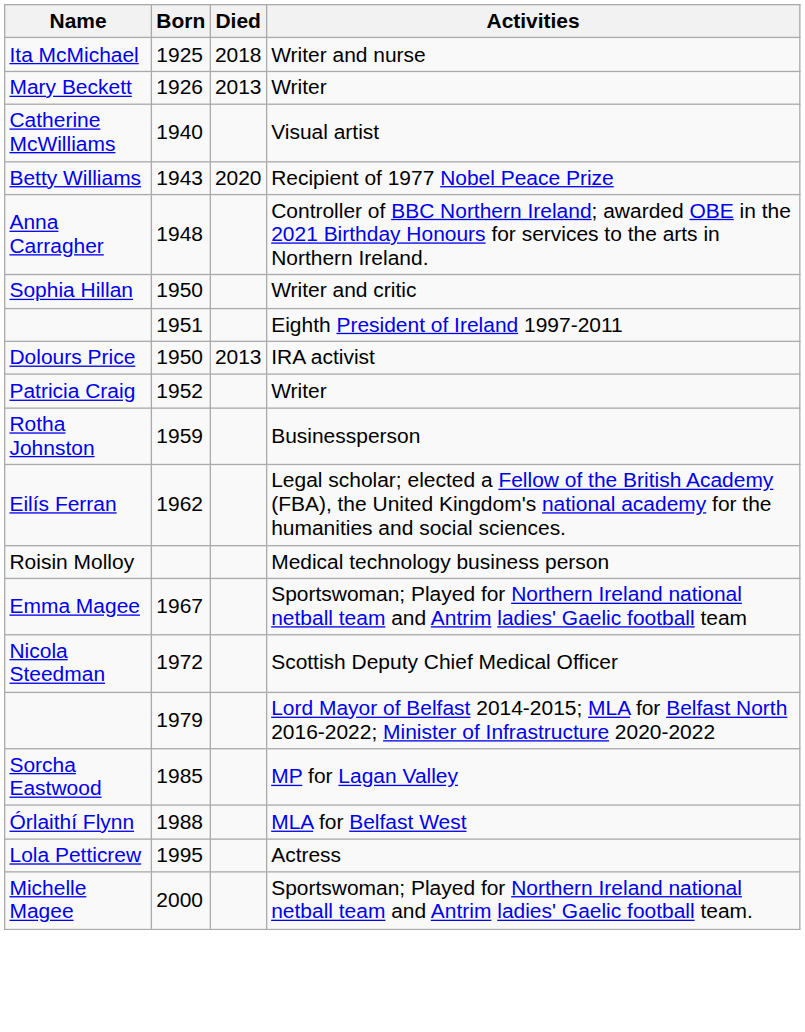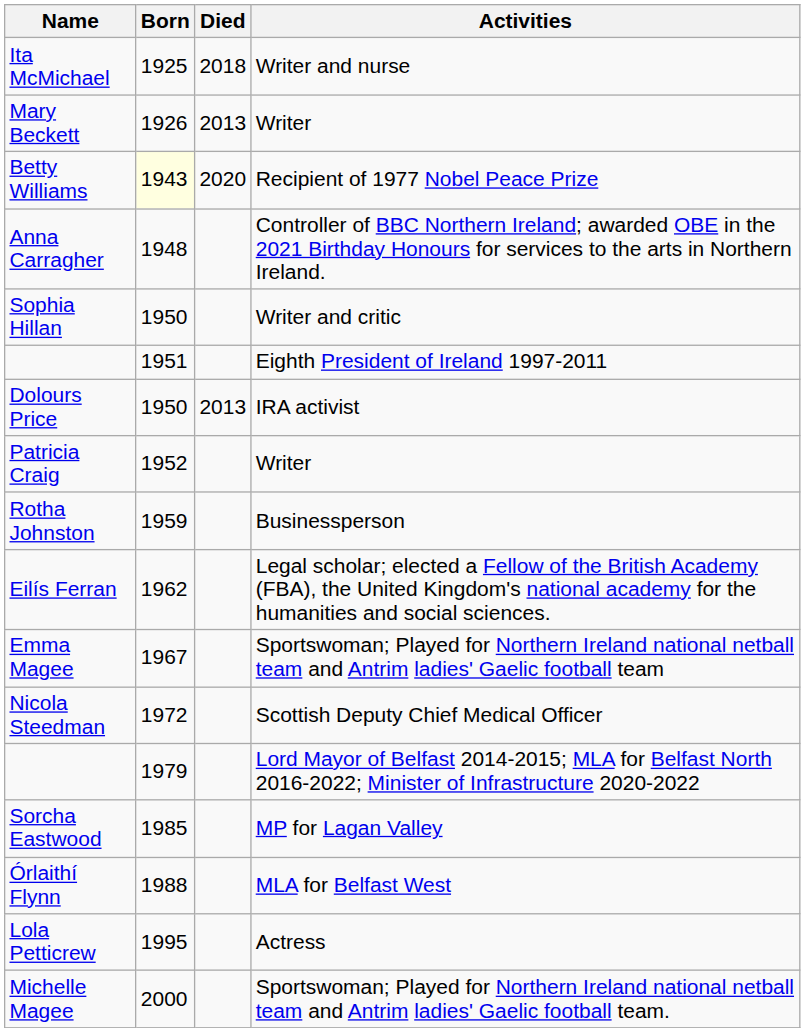- row: (62, 132)
(180, 177) no background -> (164, 179) lightyellow background
- row: (72, 561)
